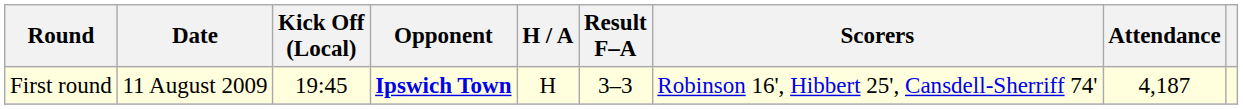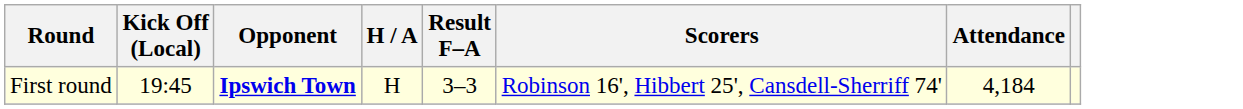- column: (195, 35)
(1164, 85) 4,187 -> (1009, 85) 4,184
